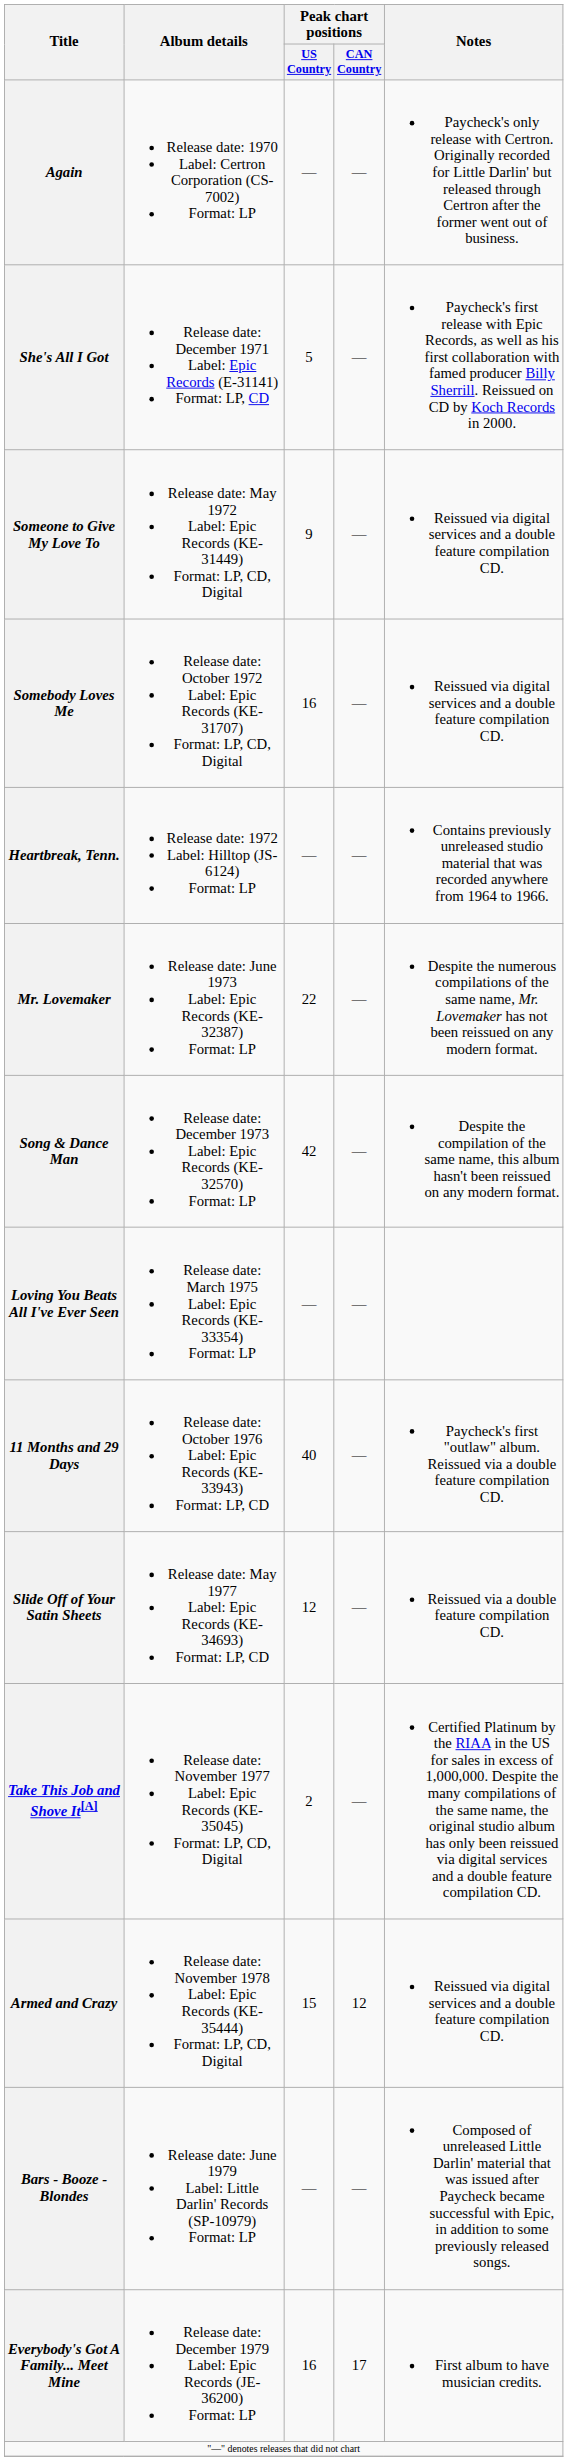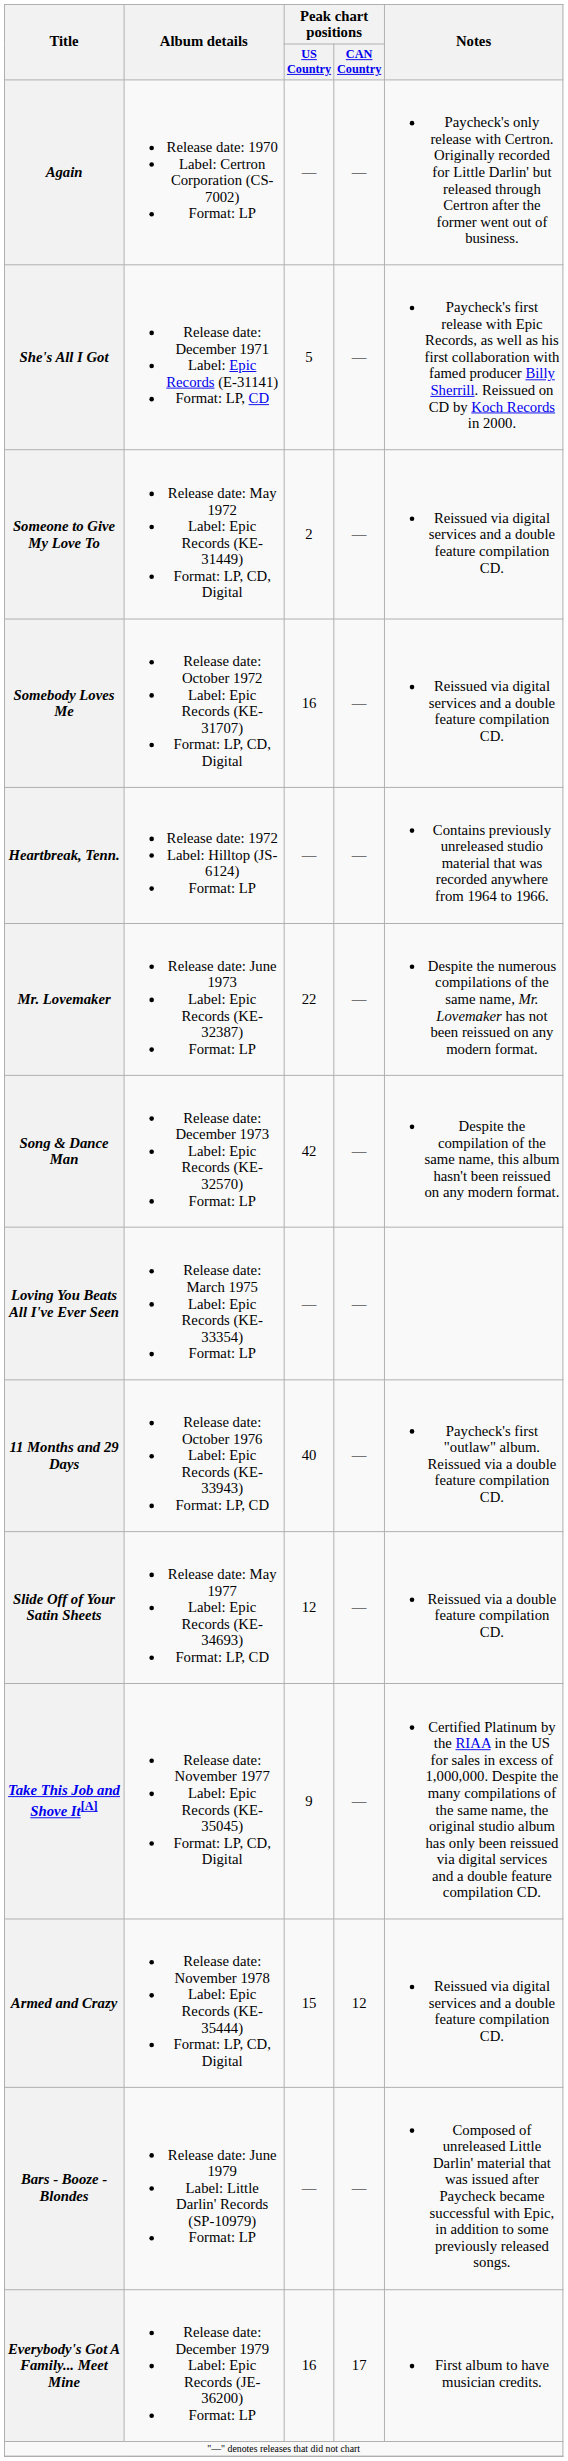(309, 534) 9 -> (309, 534) 2
(309, 1801) 2 -> (309, 1801) 9
